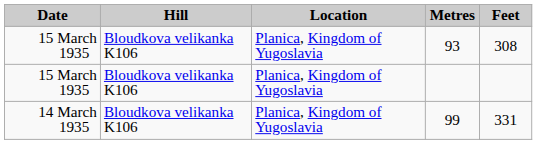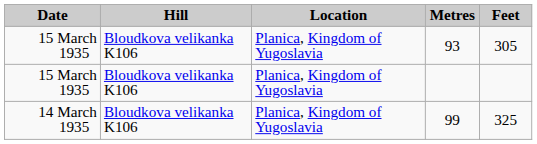(506, 45) 308 -> (506, 45) 305
(506, 120) 331 -> (506, 120) 325
